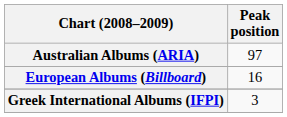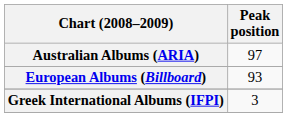(255, 77) 16 -> (255, 77) 93
